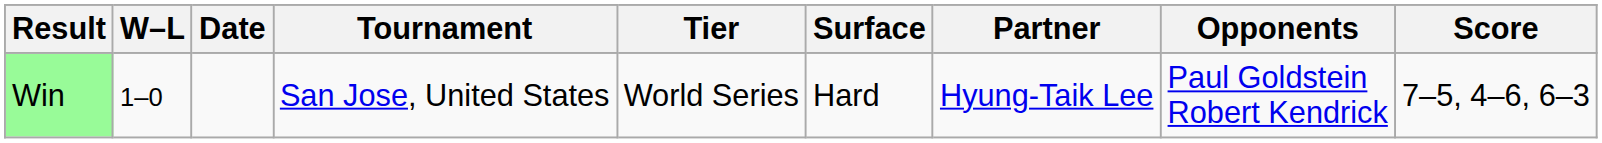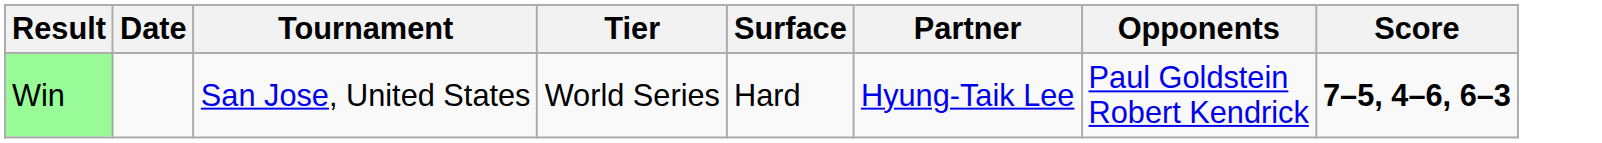- column: (153, 28)
(1496, 94) normal -> (1417, 94) bold
